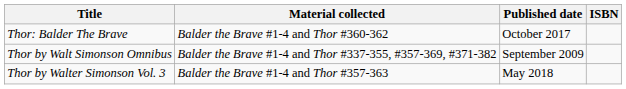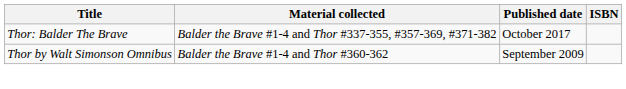(283, 34) Balder the Brave #1-4 and Thor #360-362 -> (337, 34) Balder the Brave #1-4 and Thor #337-355, #357-369, #371-382
(337, 53) Balder the Brave #1-4 and Thor #337-355, #357-369, #371-382 -> (283, 53) Balder the Brave #1-4 and Thor #360-362
- row: (86, 73)
